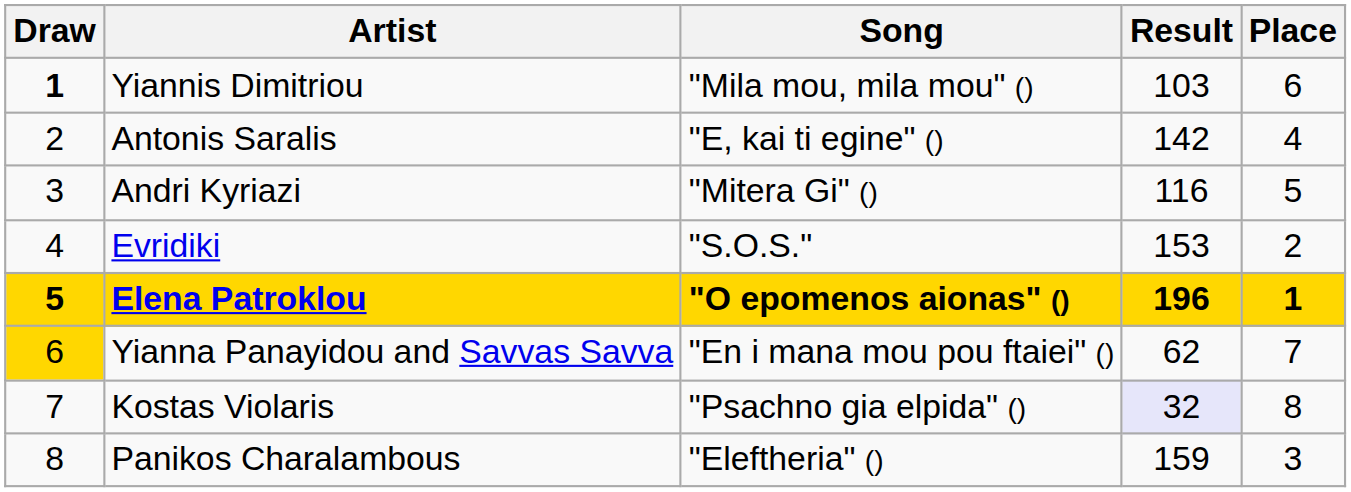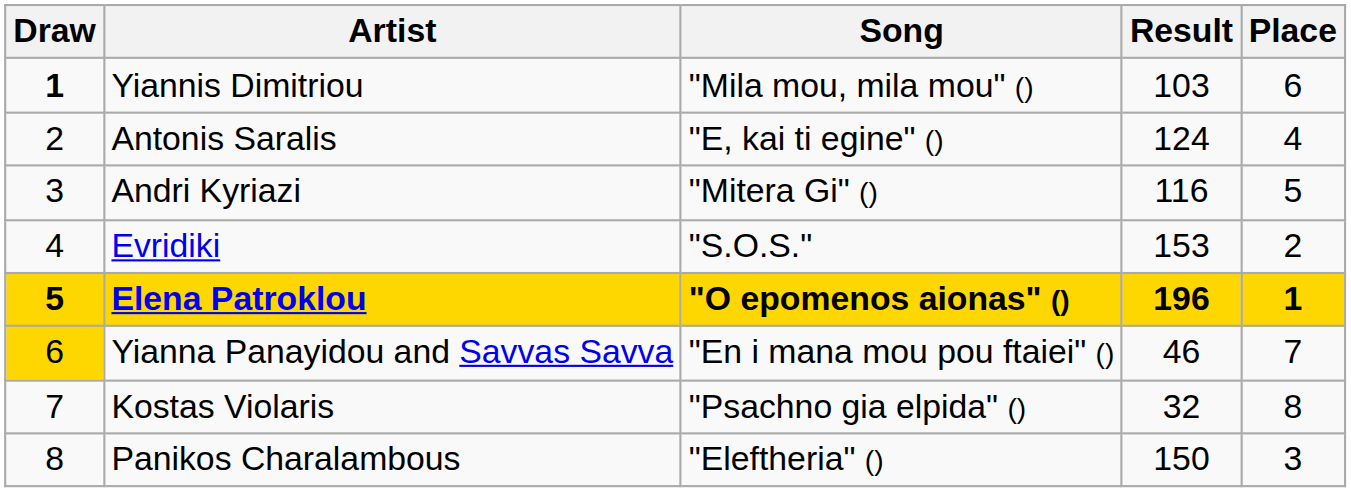(1182, 138) 142 -> (1182, 138) 124
(1182, 352) 62 -> (1182, 352) 46
(1182, 406) lavender background -> (1182, 406) no background
(1182, 459) 159 -> (1182, 459) 150
